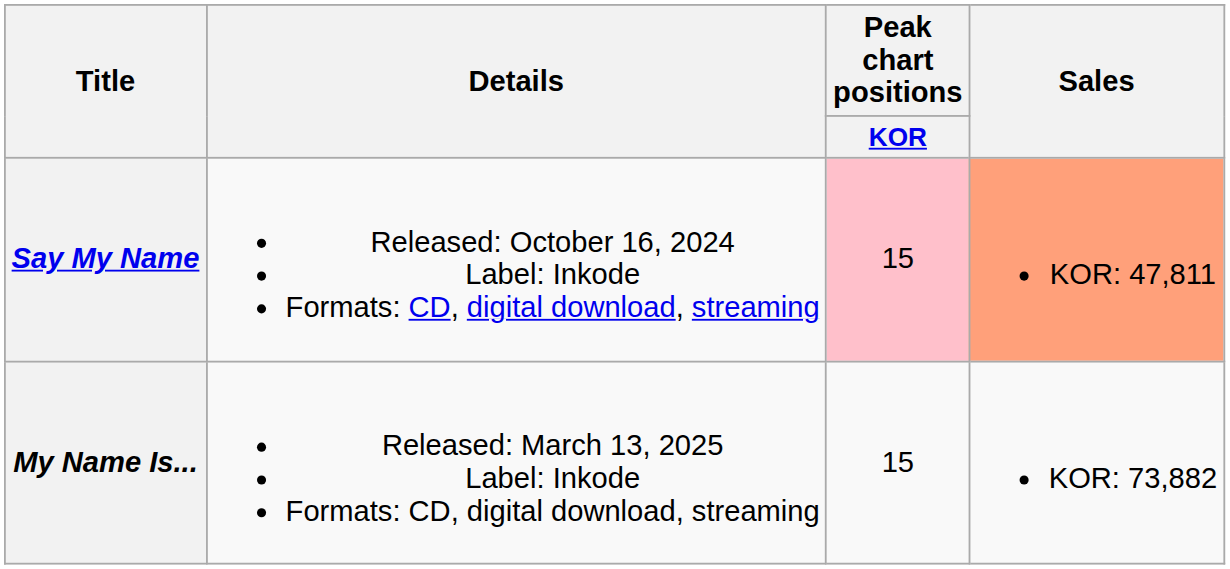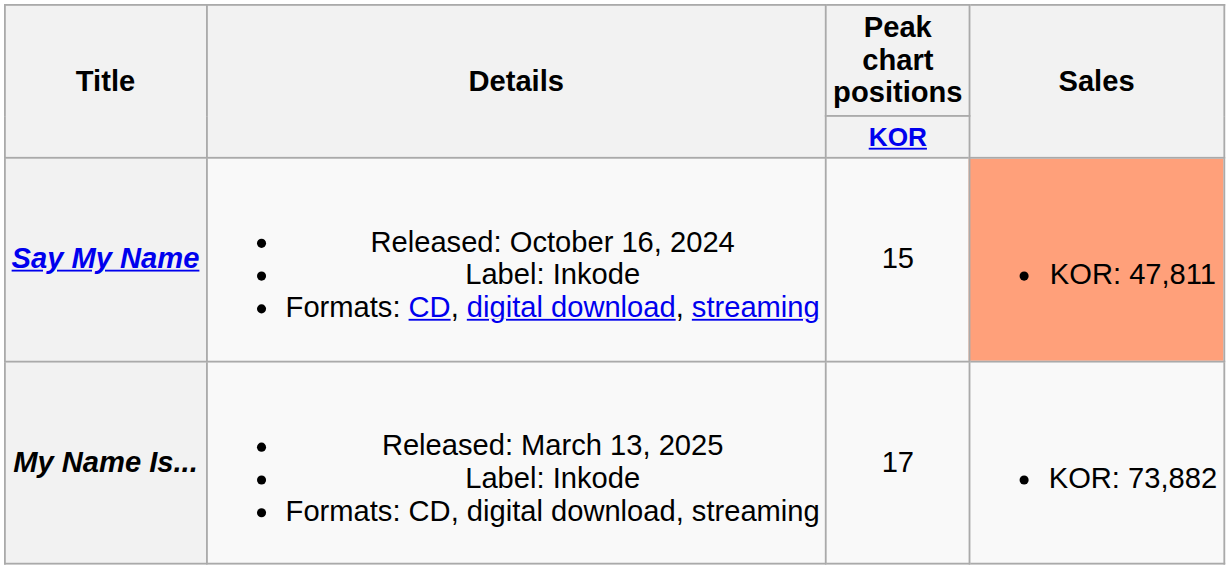(898, 258) pink background -> (898, 258) no background
(898, 461) 15 -> (898, 461) 17
